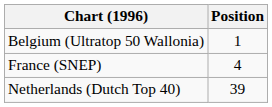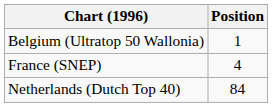(238, 89) 39 -> (238, 89) 84
